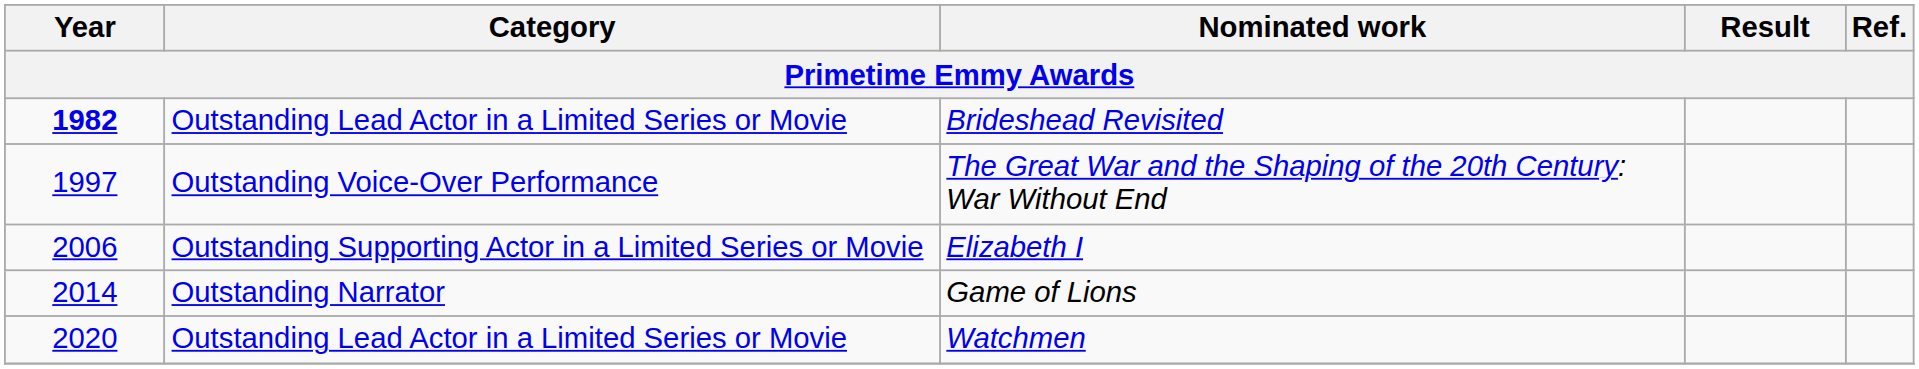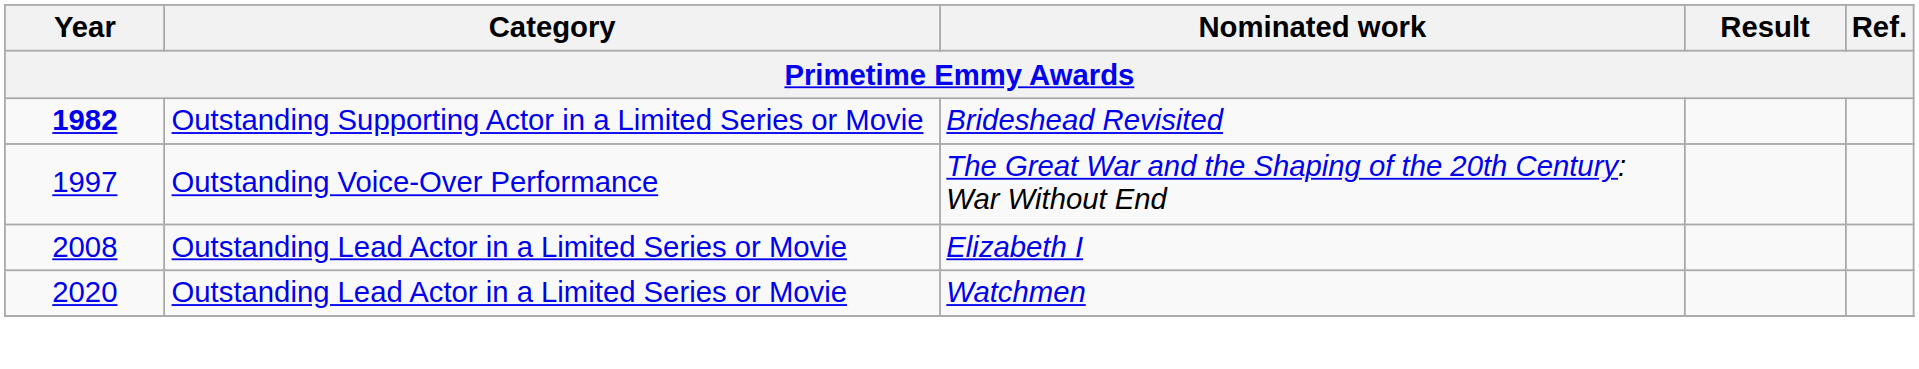(509, 120) Outstanding Lead Actor in a Limited Series or Movie -> (548, 120) Outstanding Supporting Actor in a Limited Series or Movie
(85, 246) 2006 -> (85, 246) 2008
(548, 246) Outstanding Supporting Actor in a Limited Series or Movie -> (509, 246) Outstanding Lead Actor in a Limited Series or Movie
- row: (1042, 292)
